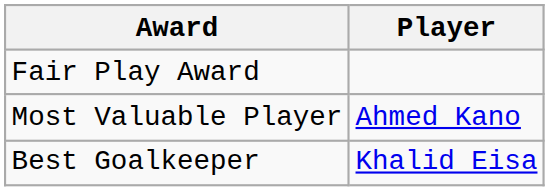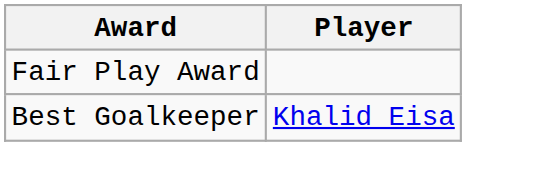- row: (177, 117)
